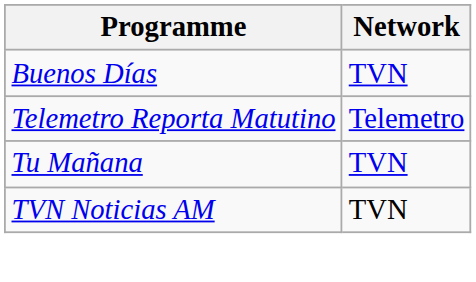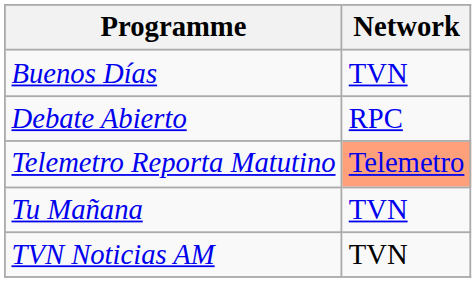+ row: (99, 118)
(407, 118) no background -> (407, 163) lightsalmon background
